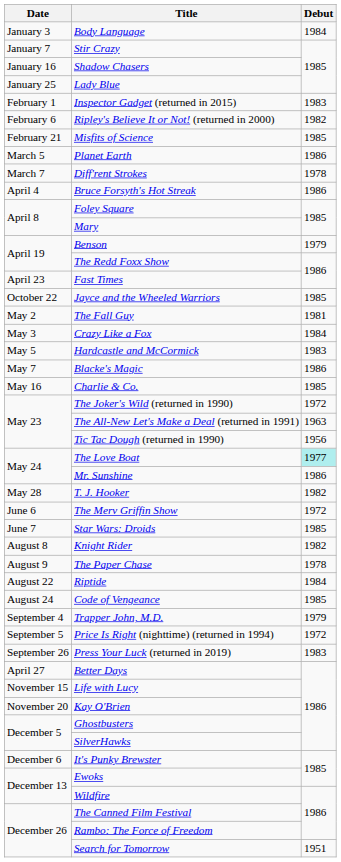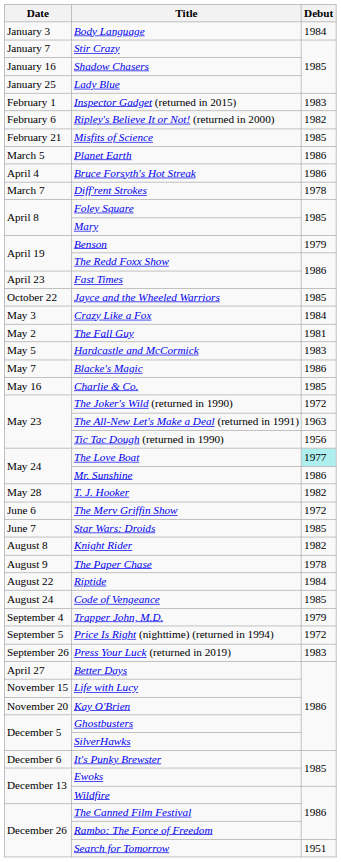rows swapped: (110, 173) <-> (135, 191)
rows swapped: (104, 315) <-> (113, 333)
